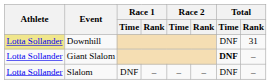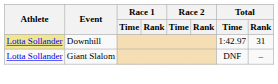(229, 42) DNF -> (232, 42) 1:42.97
(229, 57) bold -> (232, 57) normal
- row: (80, 72)
